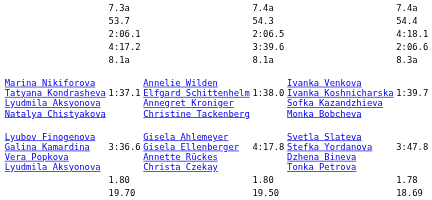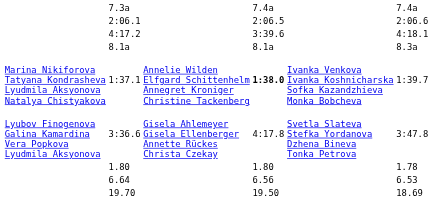- row: (119, 21)
(412, 34) 4:18.1 -> (412, 21) 2:06.6
(412, 47) 2:06.6 -> (412, 34) 4:18.1
(268, 93) normal -> (268, 80) bold
+ row: (119, 180)
